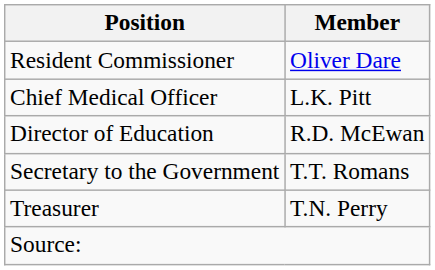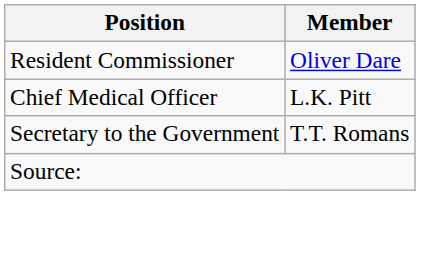- row: (112, 134)
- row: (54, 208)
